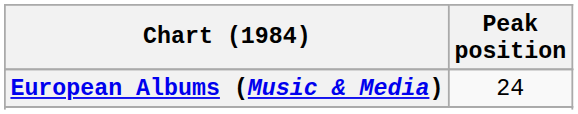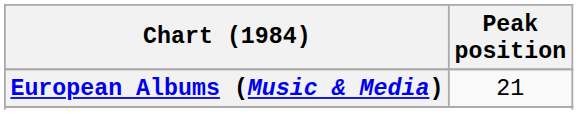(510, 89) 24 -> (510, 89) 21
